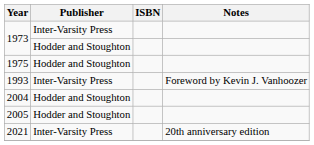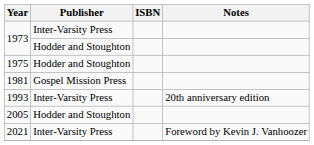+ row: (18, 81)
(236, 81) Foreword by Kevin J. Vanhoozer -> (217, 98) 20th anniversary edition
- row: (18, 98)
(217, 132) 20th anniversary edition -> (236, 132) Foreword by Kevin J. Vanhoozer
